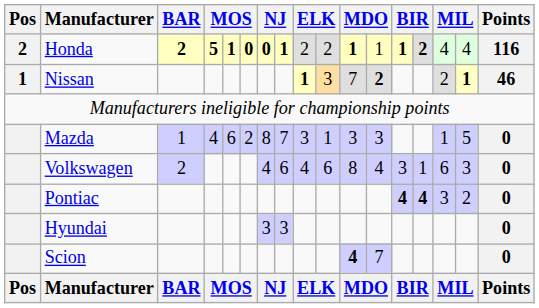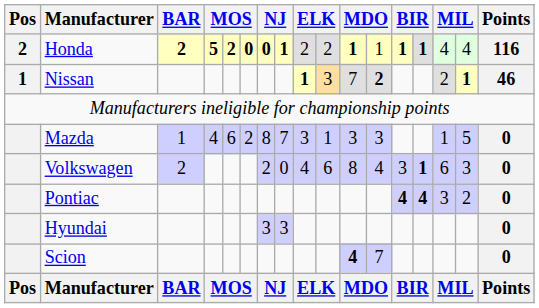(231, 48) 1 -> (231, 48) 2
(423, 48) 2 -> (423, 48) 1
(266, 168) 4 -> (266, 168) 2
(284, 168) 6 -> (284, 168) 0
(423, 168) normal -> (423, 168) bold
